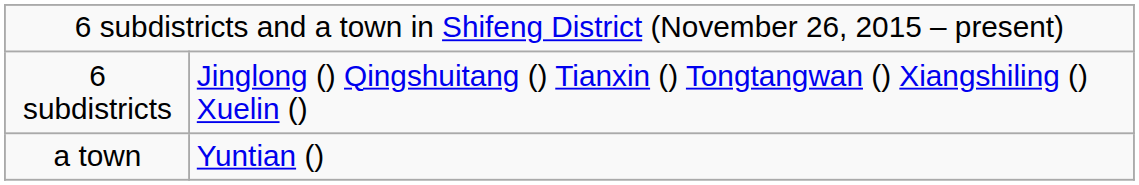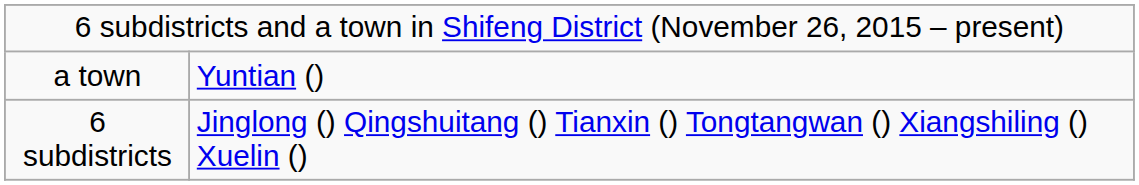rows swapped: (97, 92) <-> (97, 155)
